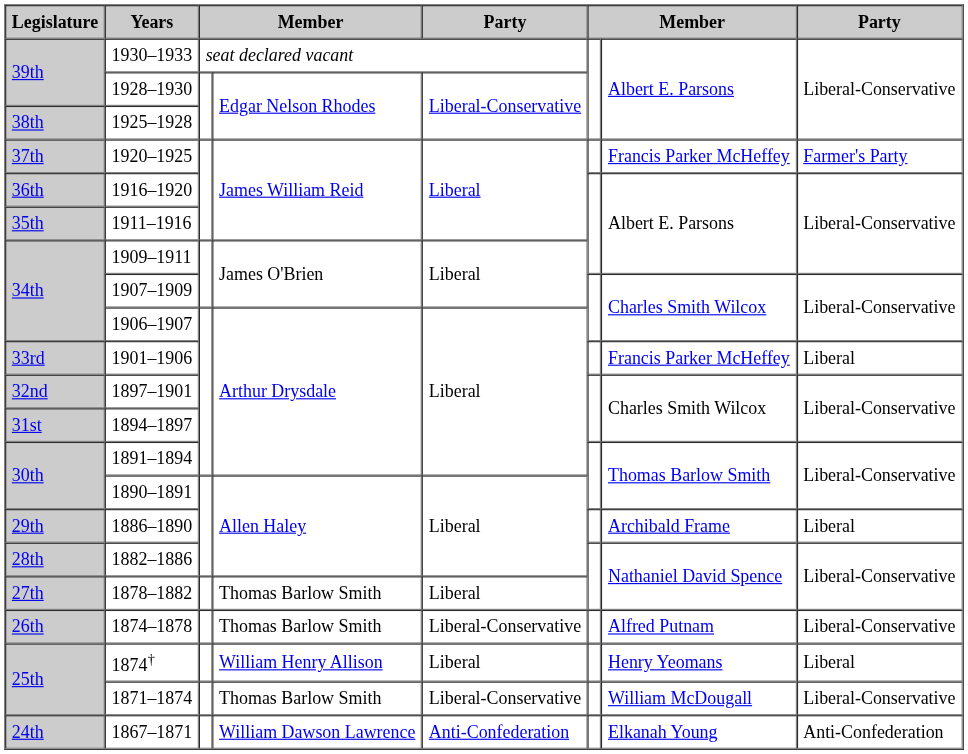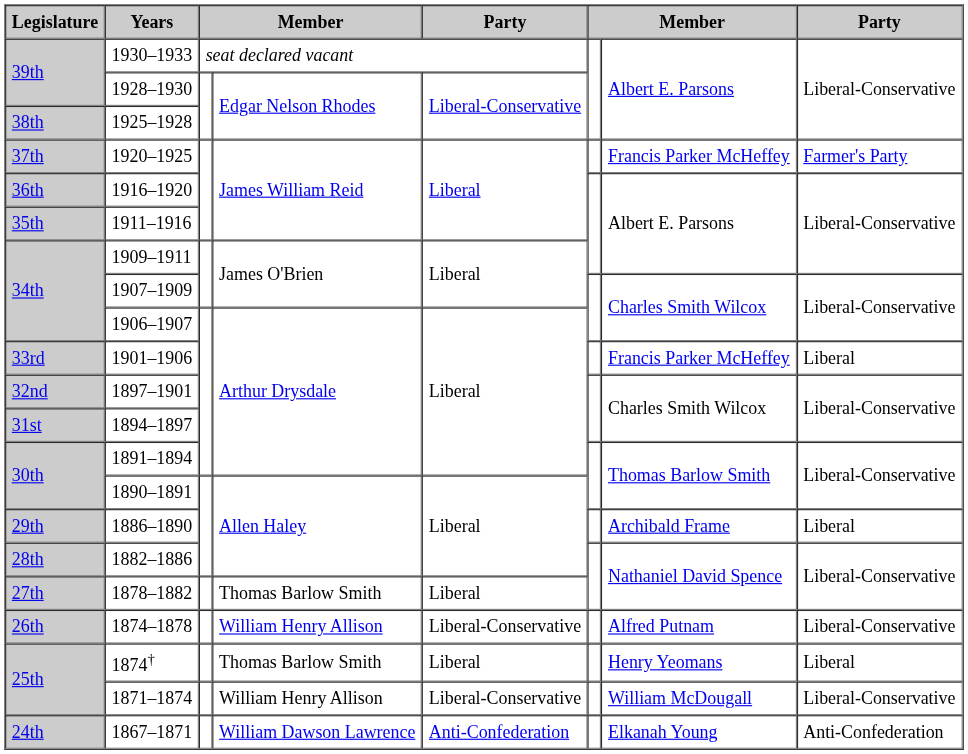(300, 626) Thomas Barlow Smith -> (301, 626) William Henry Allison
(301, 662) William Henry Allison -> (300, 662) Thomas Barlow Smith
(300, 698) Thomas Barlow Smith -> (301, 698) William Henry Allison
